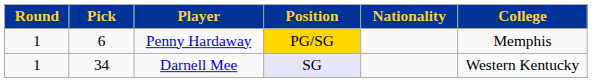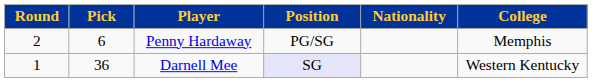(37, 41) 1 -> (37, 41) 2
(312, 41) gold background -> (312, 41) no background
(102, 65) 34 -> (102, 65) 36
